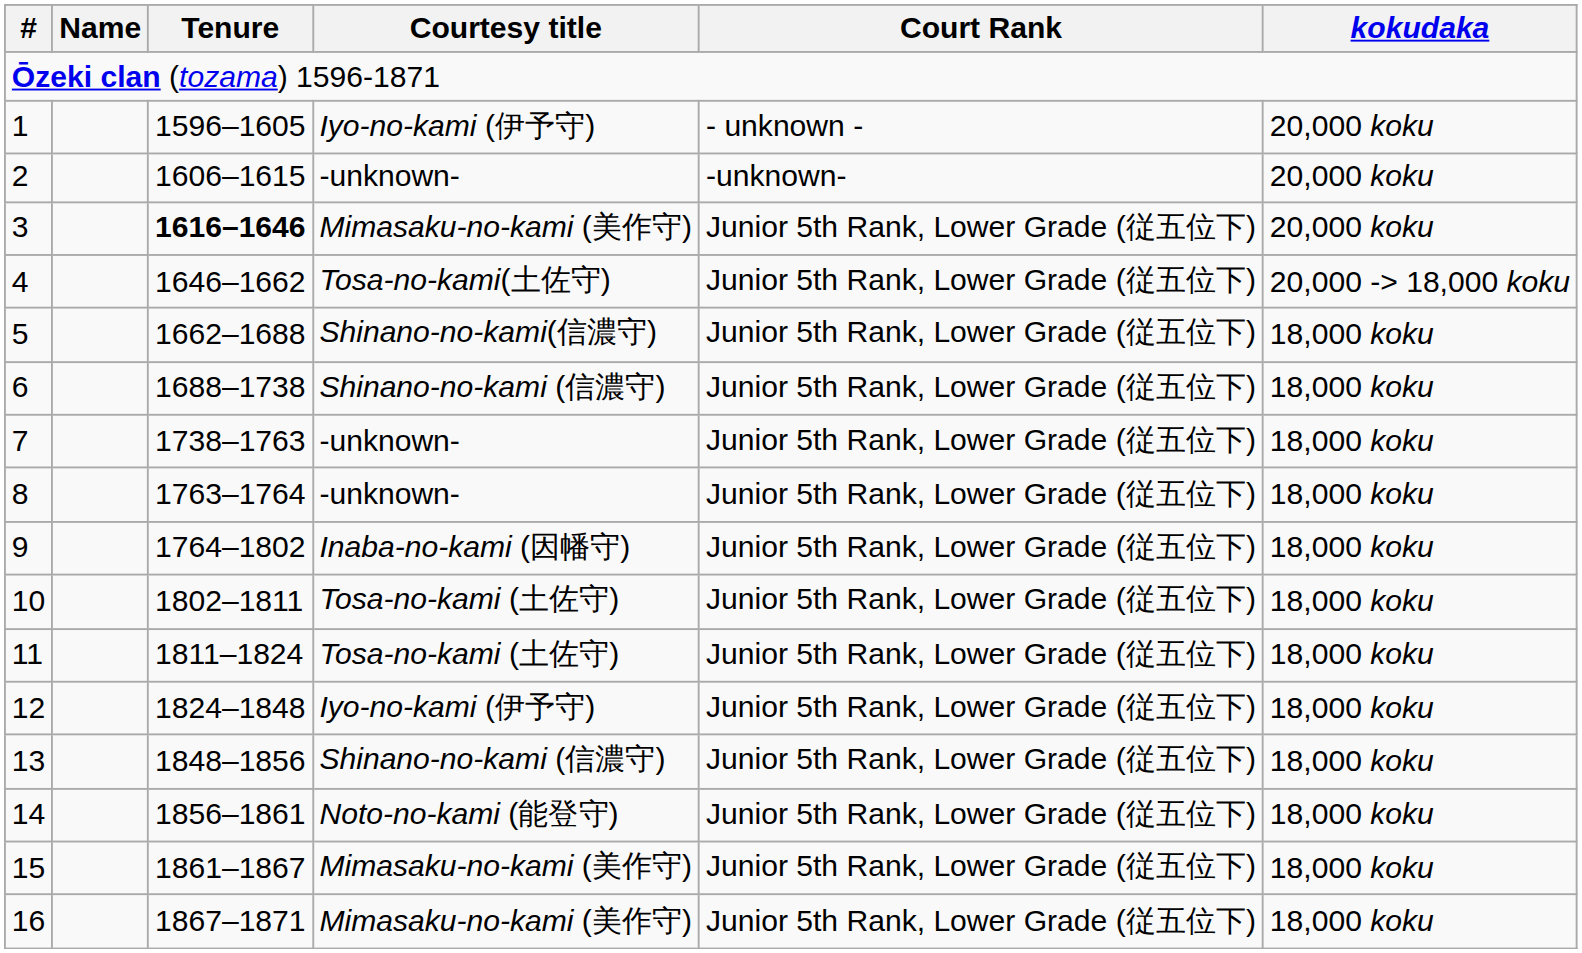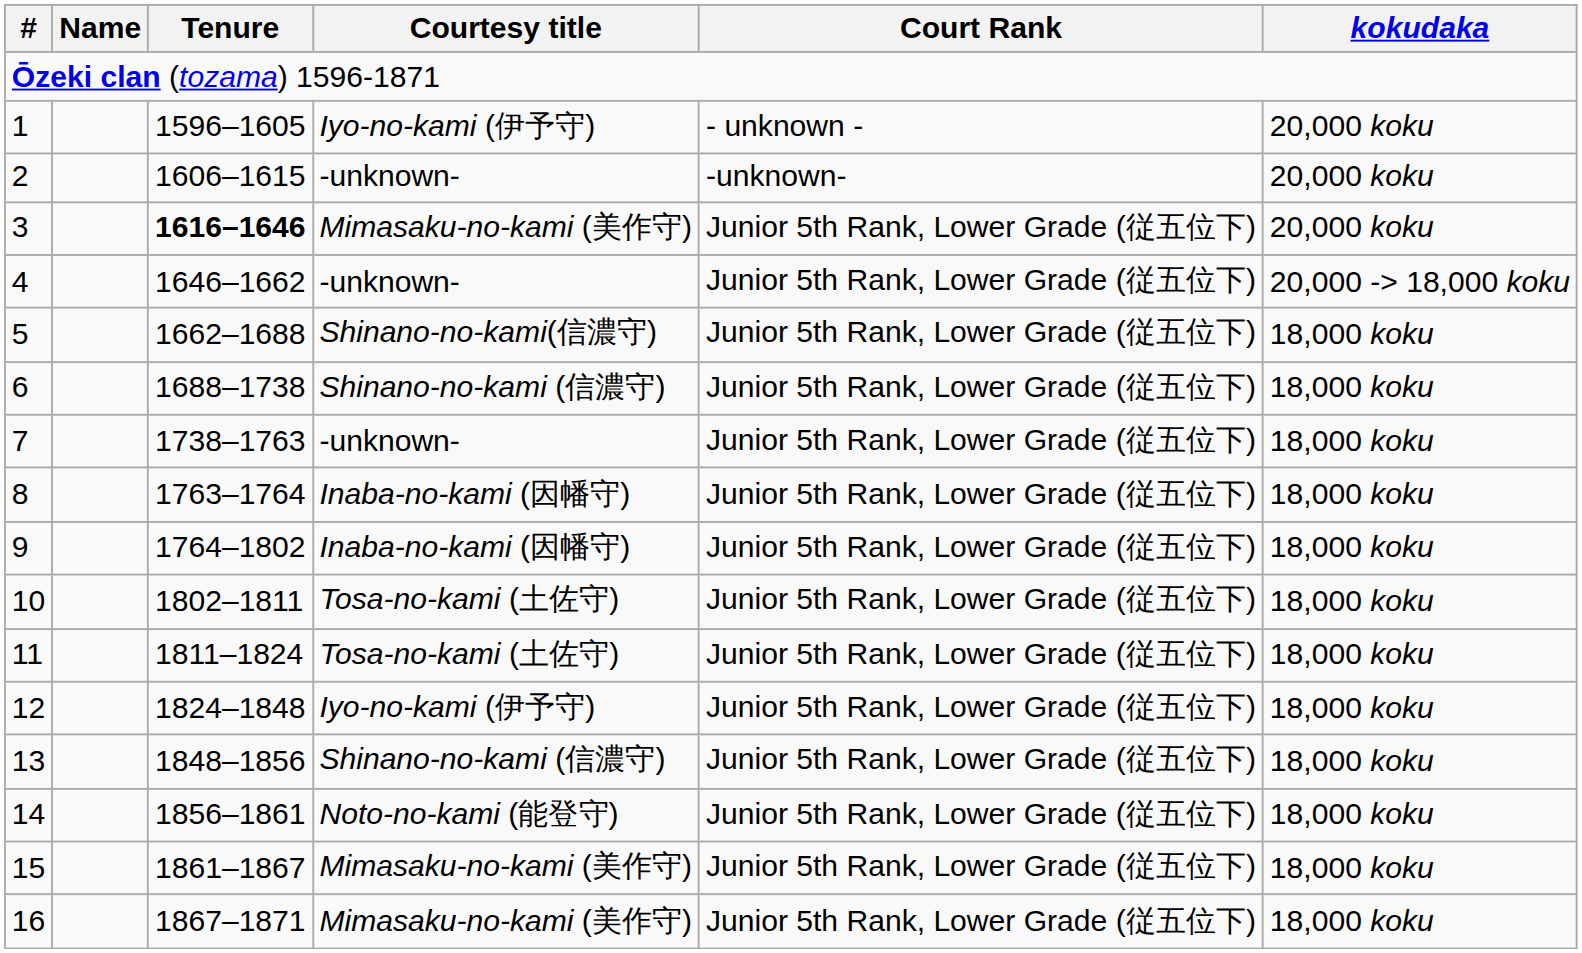(465, 280) Tosa-no-kami(土佐守) -> (390, 280) -unknown-
(390, 494) -unknown- -> (475, 493) Inaba-no-kami (因幡守)
